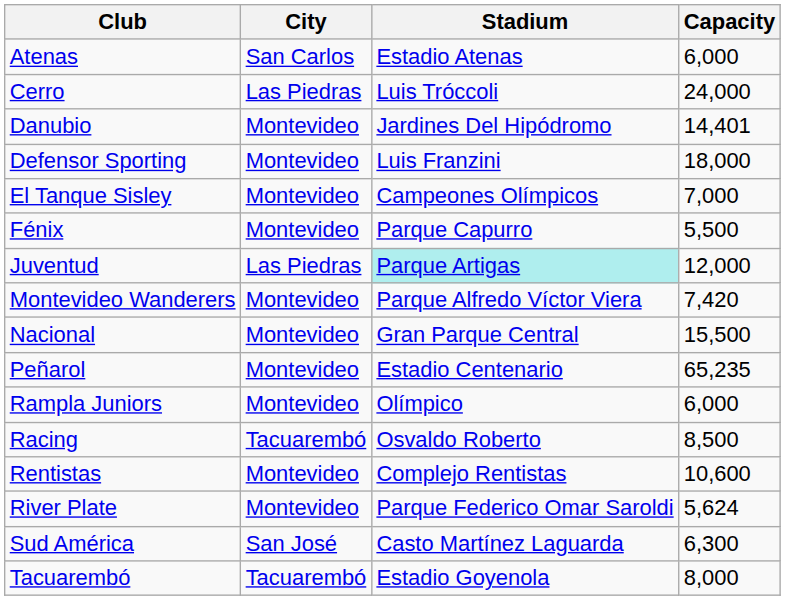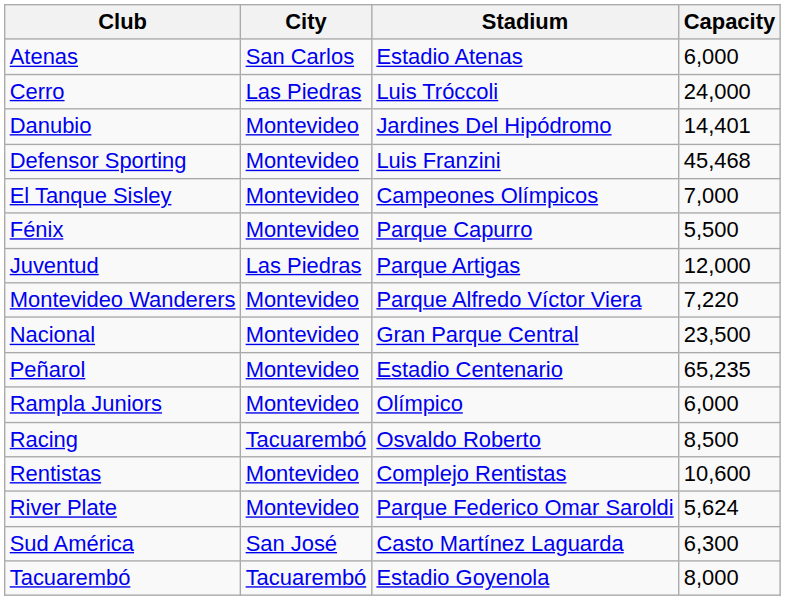(717, 160) 18,000 -> (717, 160) 45,468
(448, 265) paleturquoise background -> (448, 265) no background
(711, 299) 7,420 -> (711, 299) 7,220
(717, 334) 15,500 -> (717, 334) 23,500
